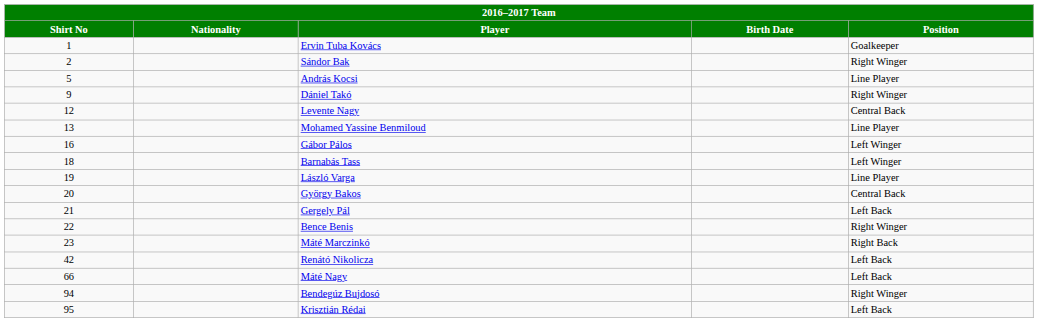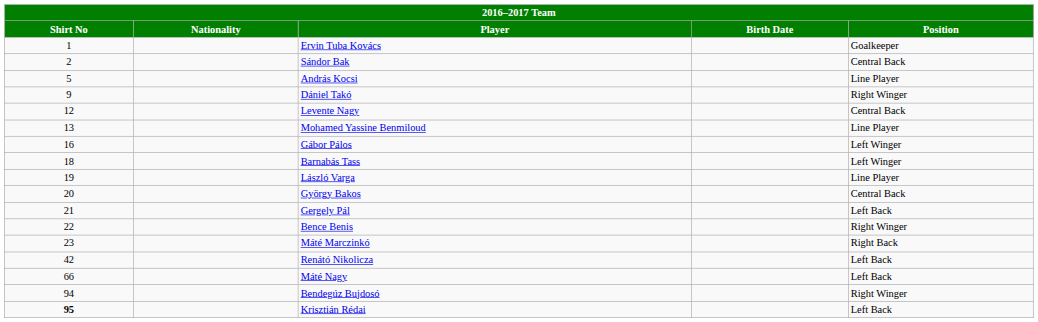(879, 62) Right Winger -> (878, 62) Central Back
(69, 309) normal -> (69, 309) bold
